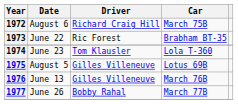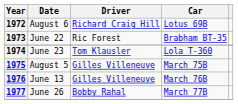(186, 24) March 75B -> (186, 24) Lotus 69B
(186, 65) Lotus 69B -> (186, 65) March 75B
